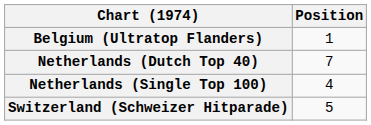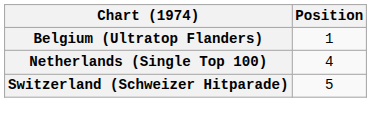- row: (148, 62)
